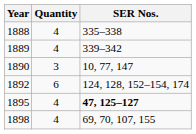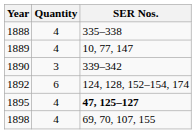(102, 48) 339–342 -> (108, 48) 10, 77, 147
(108, 66) 10, 77, 147 -> (102, 66) 339–342
